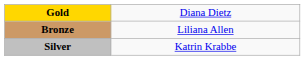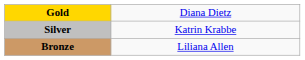rows swapped: (58, 47) <-> (58, 30)
